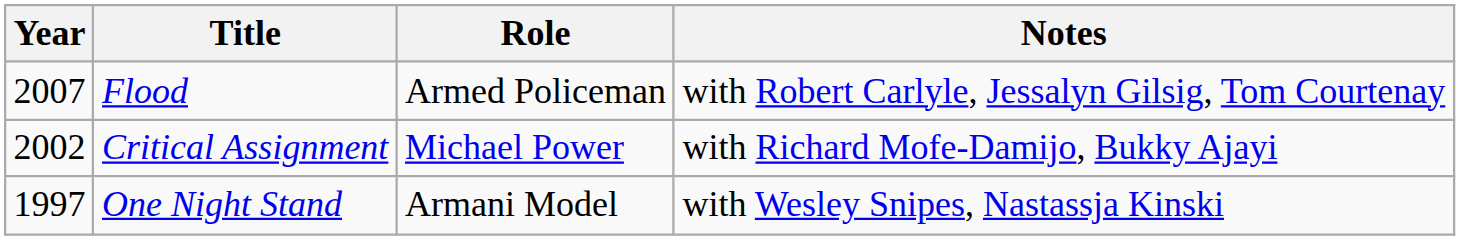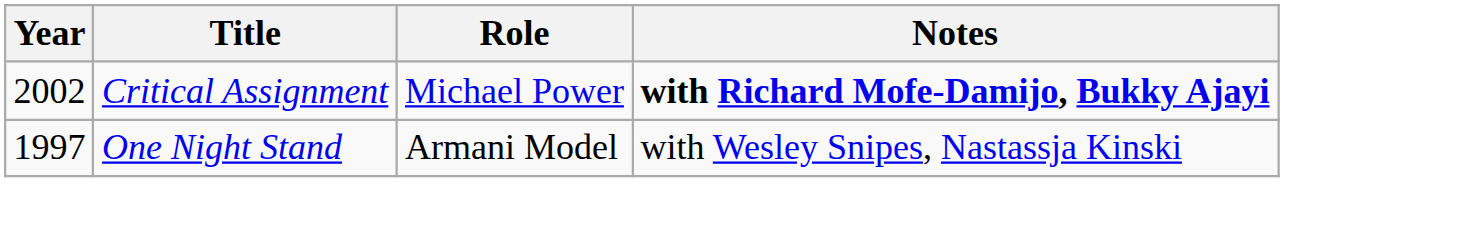- row: (145, 90)
(980, 147) normal -> (955, 90) bold
